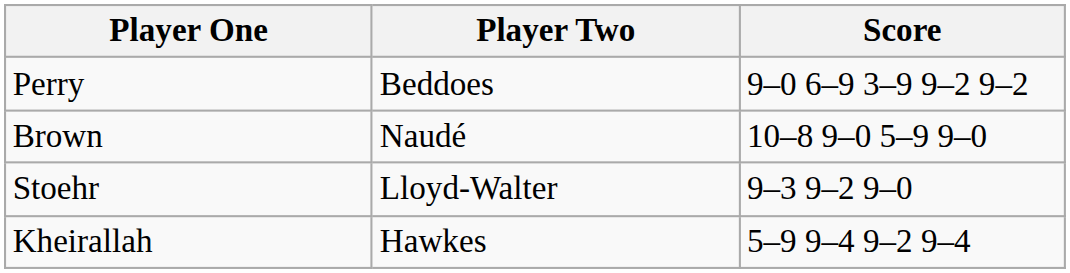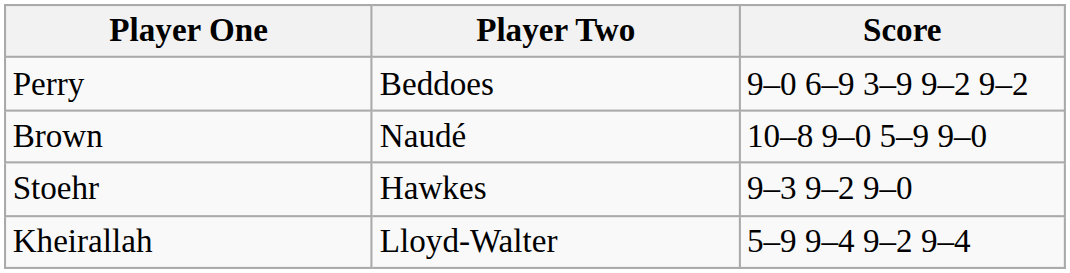(469, 188) Lloyd-Walter -> (433, 188) Hawkes
(433, 240) Hawkes -> (469, 240) Lloyd-Walter
